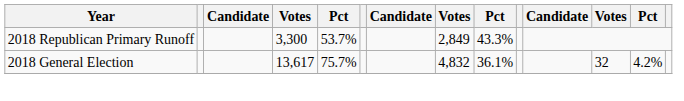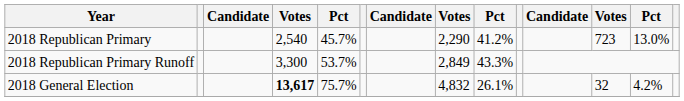+ row: (79, 39)
(295, 62) normal -> (295, 85) bold
(495, 62) 36.1% -> (495, 85) 26.1%
